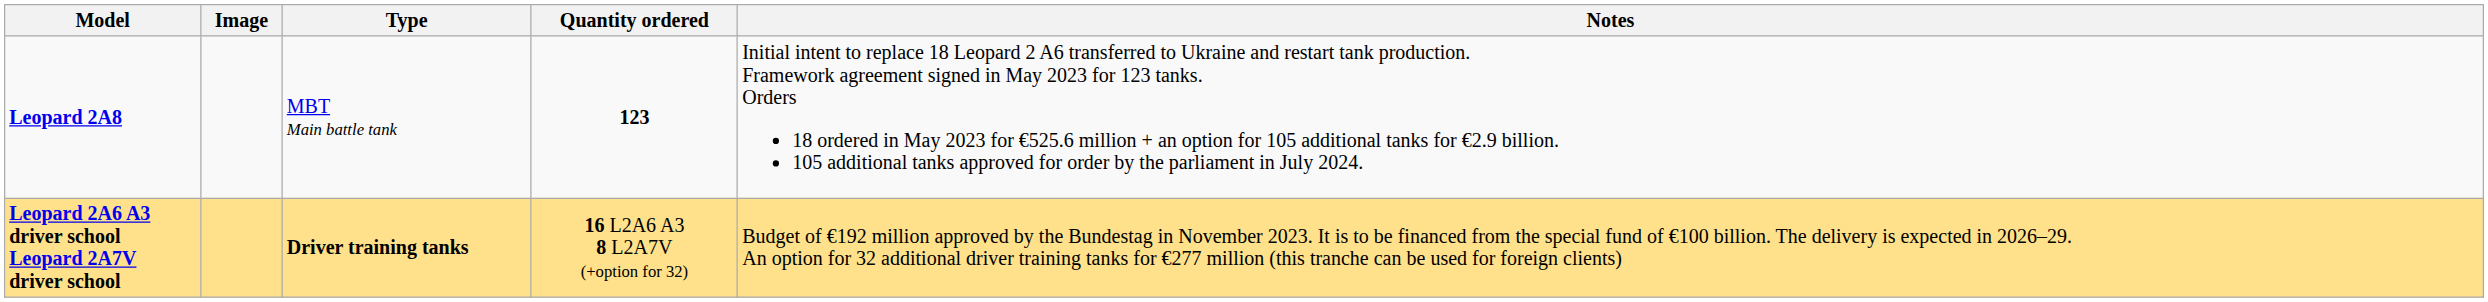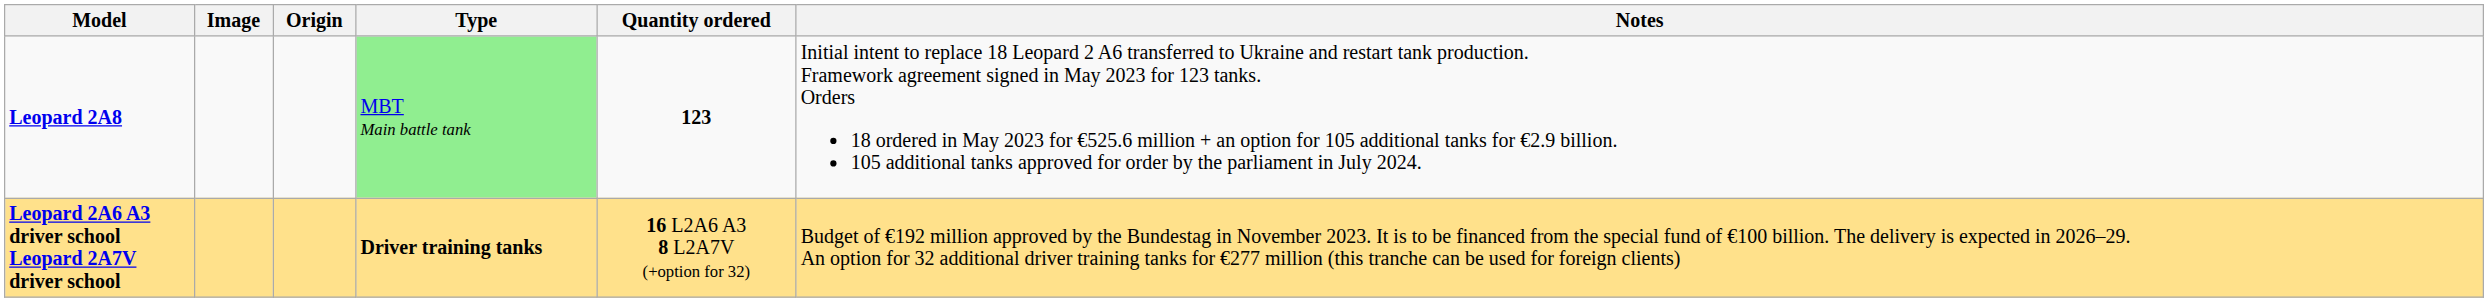+ column: (314, 20)
(342, 117) no background -> (416, 117) lightgreen background
